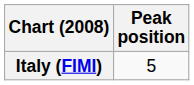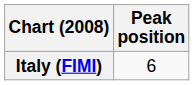(151, 65) 5 -> (151, 65) 6
